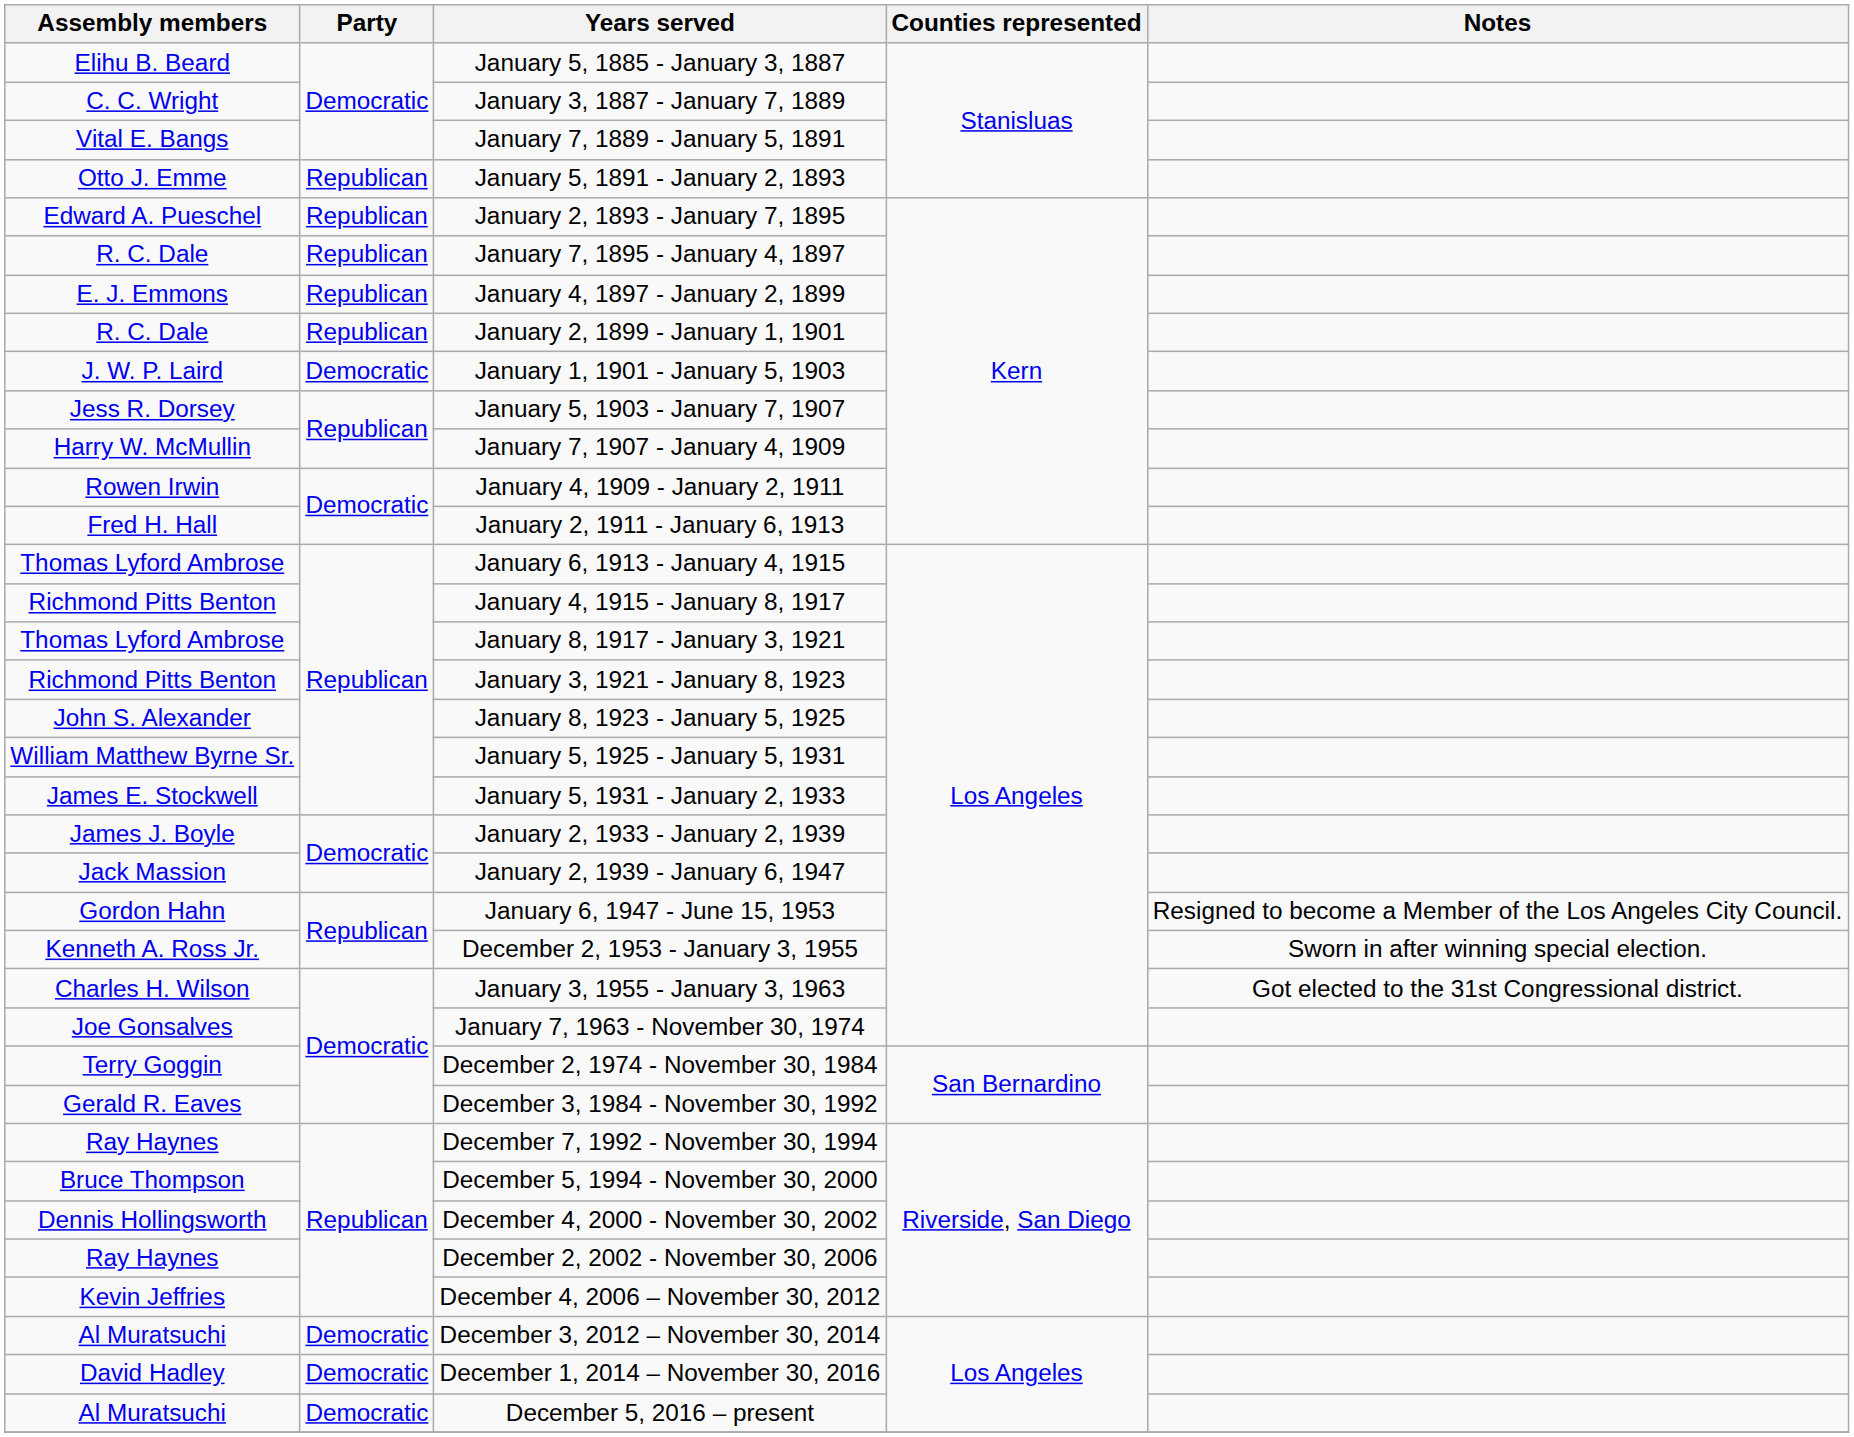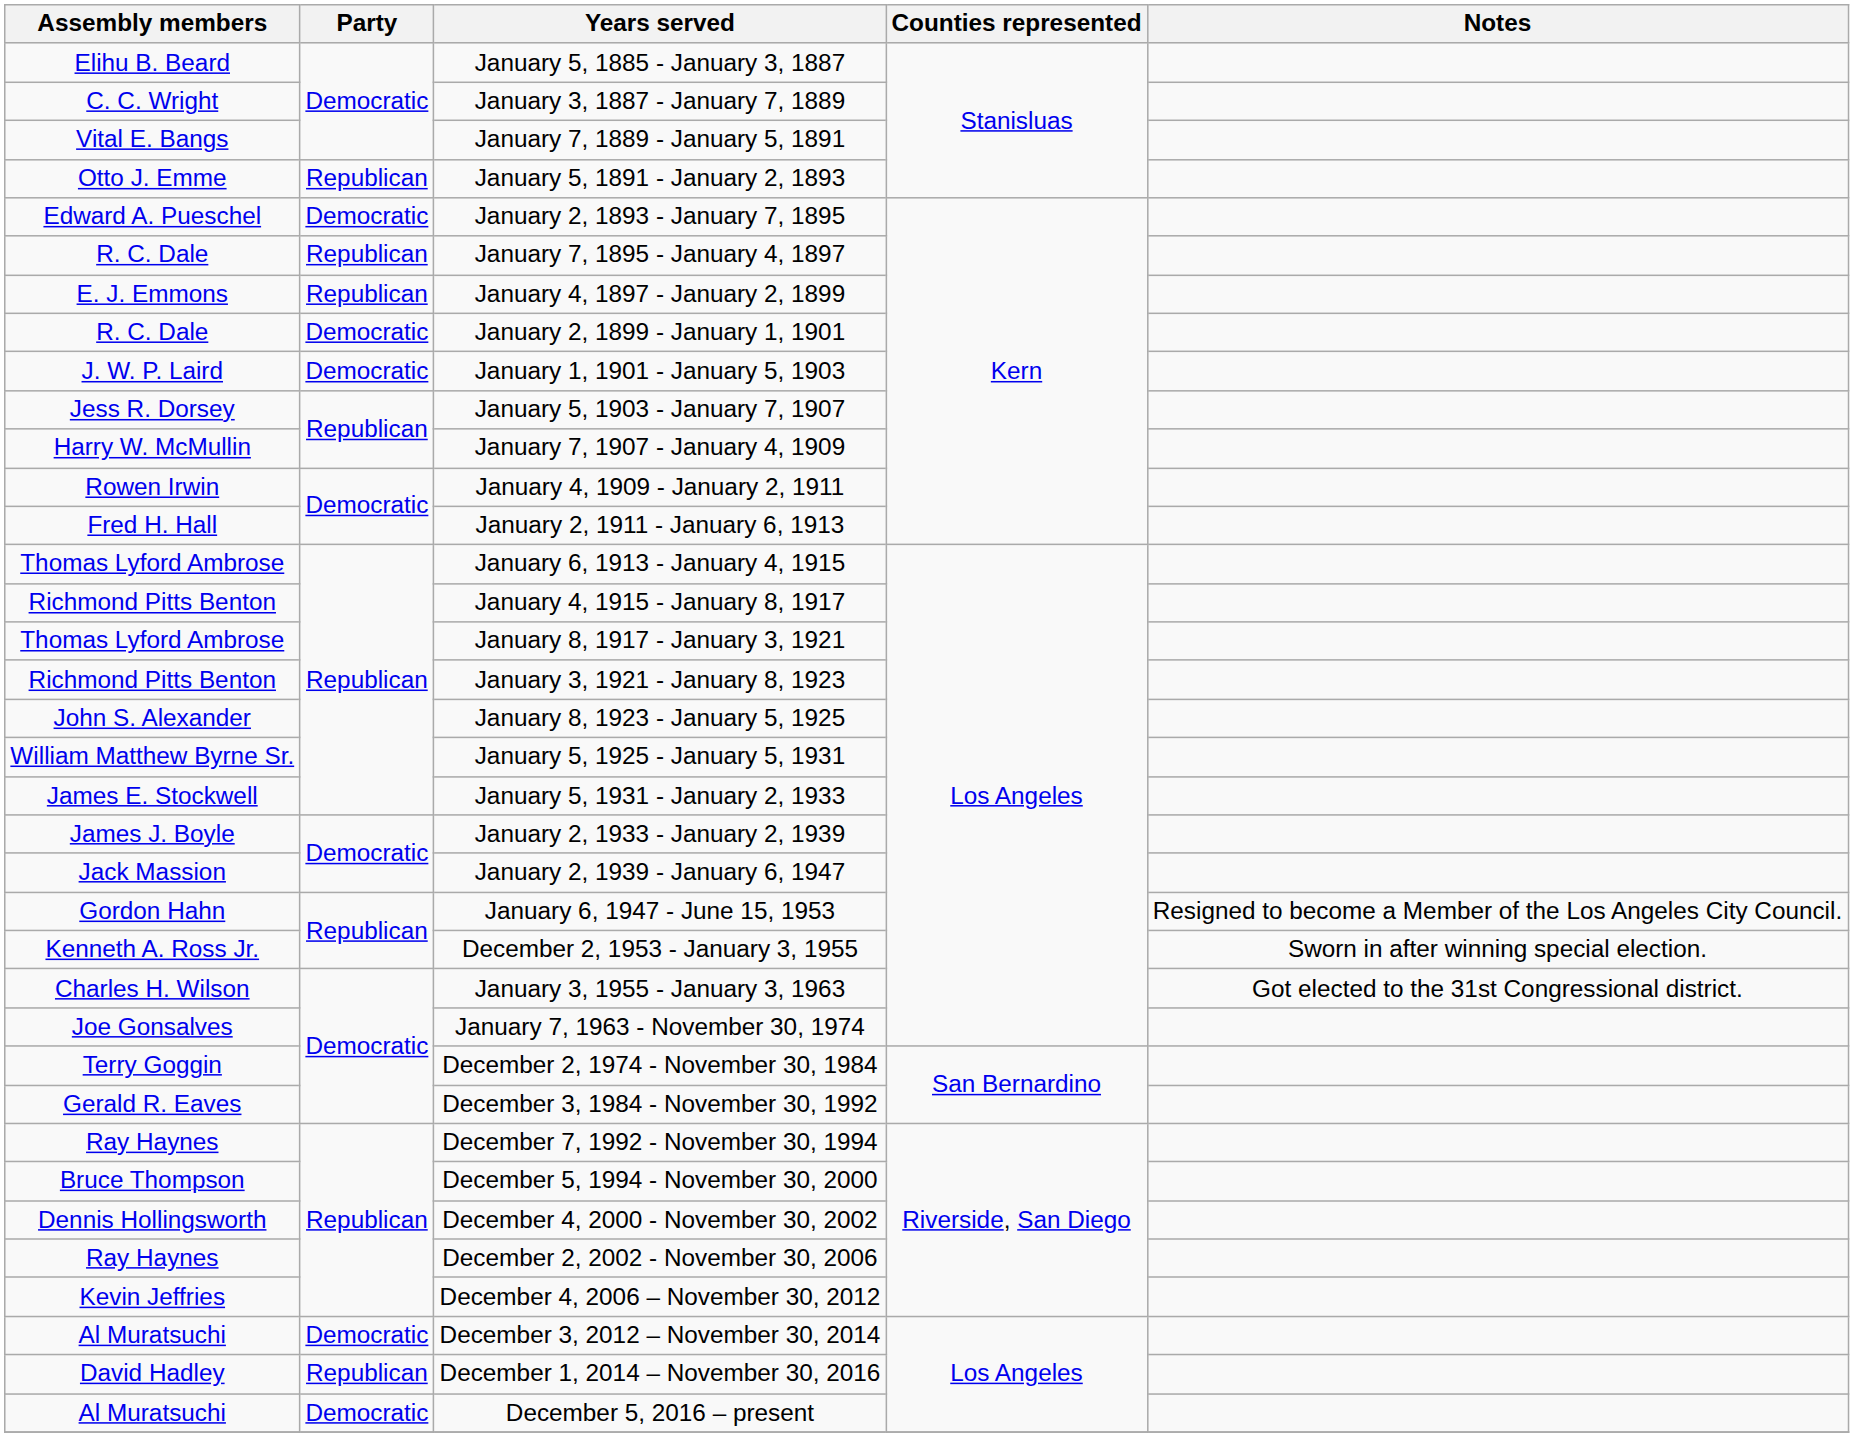(367, 216) Republican -> (367, 216) Democratic
(367, 332) Republican -> (367, 332) Democratic
(367, 1373) Democratic -> (367, 1373) Republican
